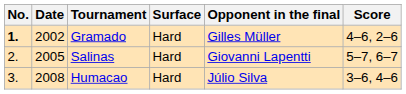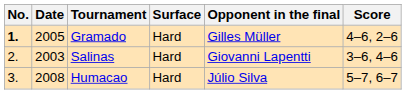(50, 36) 2002 -> (50, 36) 2005
(50, 57) 2005 -> (50, 57) 2003
(372, 57) 5–7, 6–7 -> (372, 57) 3–6, 4–6
(372, 78) 3–6, 4–6 -> (372, 78) 5–7, 6–7
